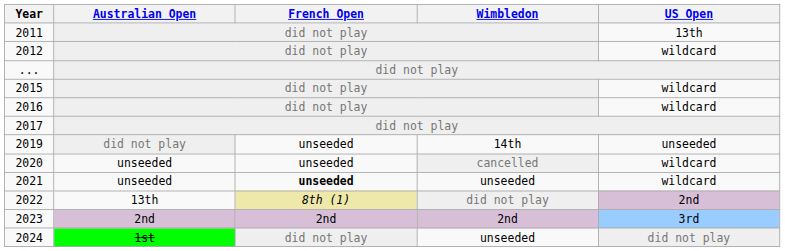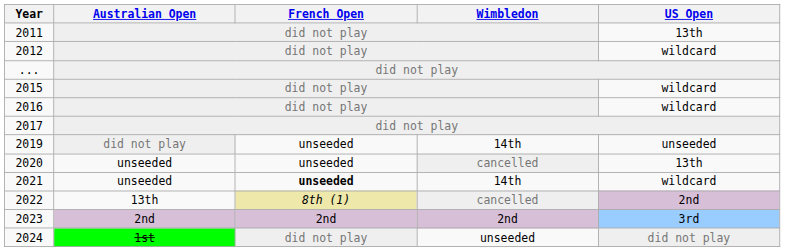(689, 163) wildcard -> (689, 163) 13th
(507, 182) unseeded -> (507, 182) 14th
(507, 200) did not play -> (507, 200) cancelled
